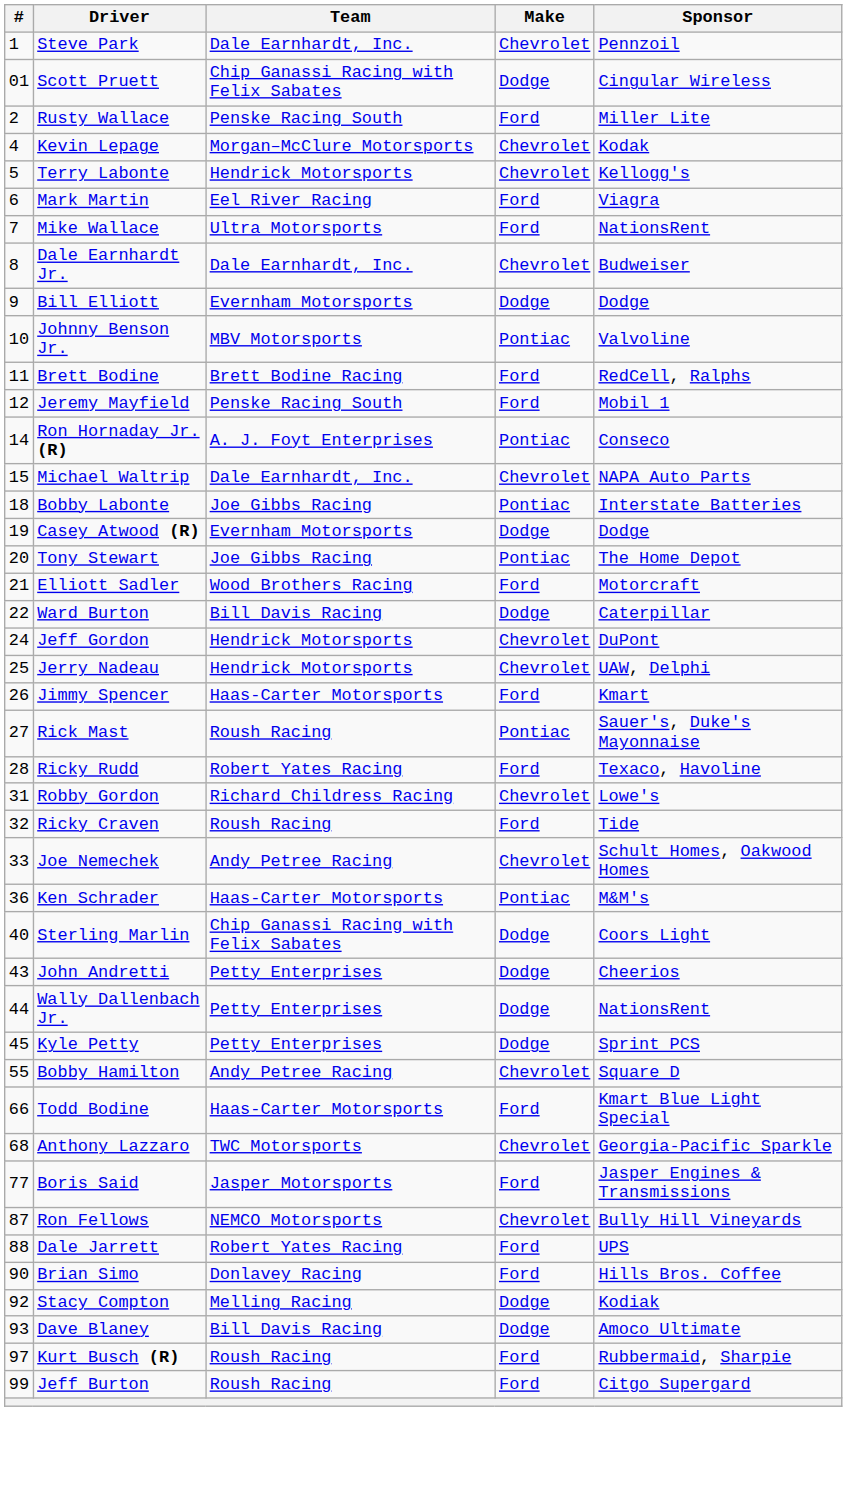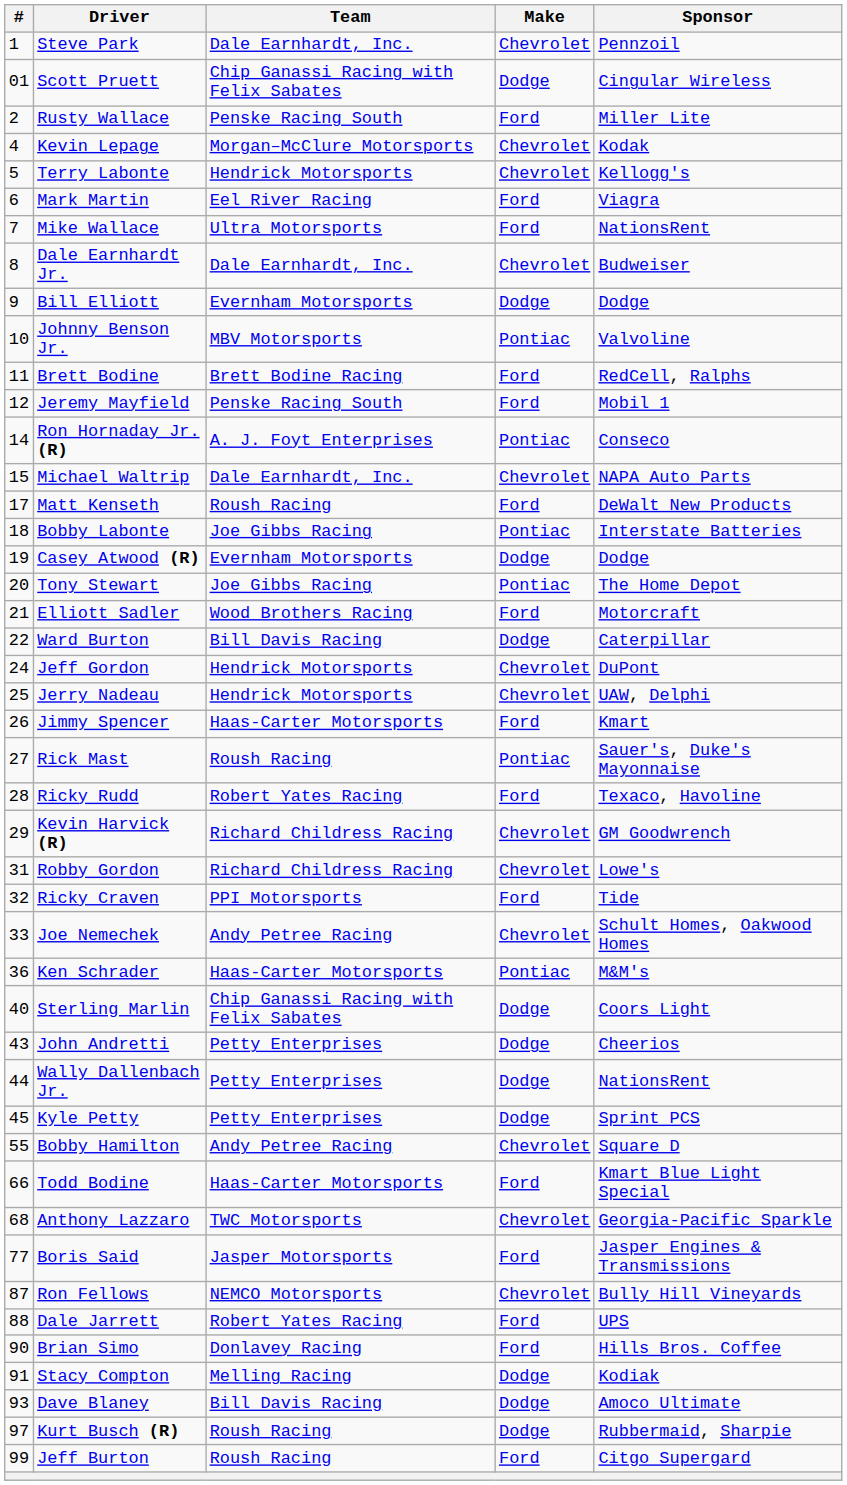+ row: (98, 505)
+ row: (103, 834)
(271, 825) Roush Racing -> (286, 899) PPI Motorsports
(19, 1303) 92 -> (19, 1377) 91
(519, 1358) Ford -> (524, 1431) Dodge
